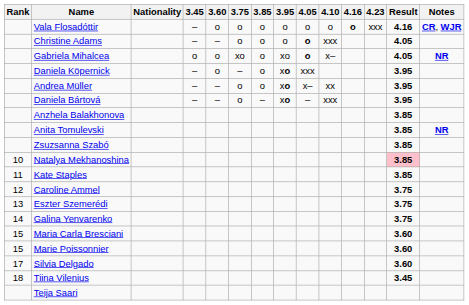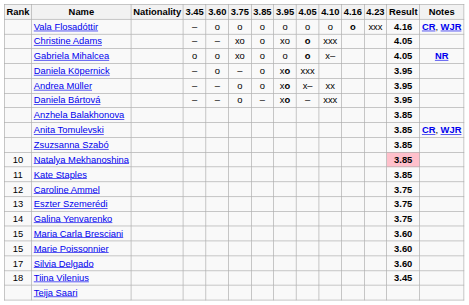(240, 42) o -> (240, 42) xo
(285, 42) o -> (285, 42) xo
(285, 56) xo -> (285, 56) o
(442, 130) NR -> (442, 130) CR, WJR
